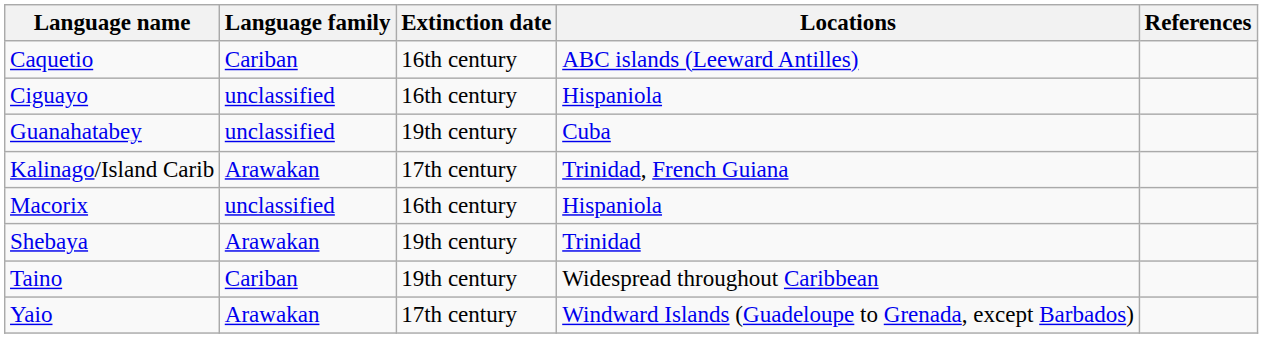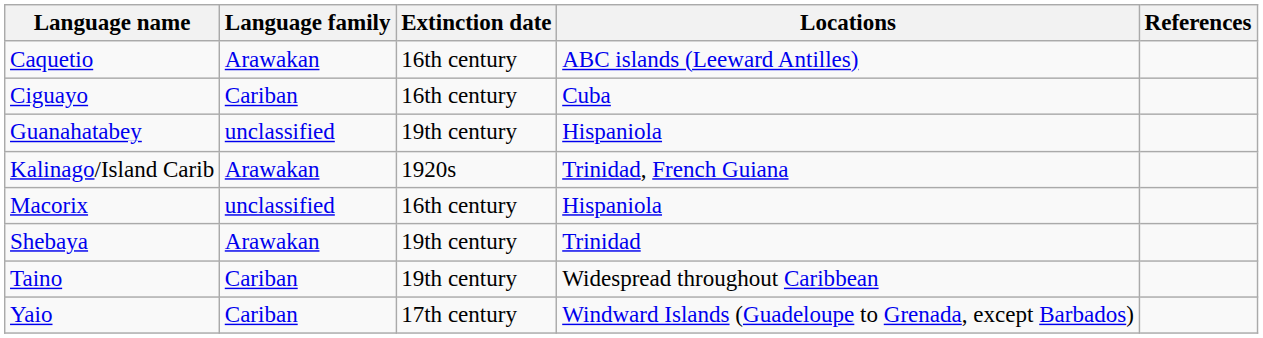(261, 59) Cariban -> (272, 59) Arawakan
(280, 95) unclassified -> (261, 95) Cariban
(612, 95) Hispaniola -> (587, 95) Cuba
(587, 132) Cuba -> (612, 132) Hispaniola
(459, 168) 17th century -> (429, 168) 1920s
(272, 315) Arawakan -> (261, 315) Cariban
